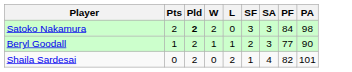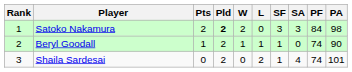+ column: (19, 13)
(251, 44) 2 -> (280, 44) 1
(269, 44) 3 -> (298, 44) 0
(288, 44) 77 -> (316, 44) 74
(288, 60) 82 -> (316, 60) 74
